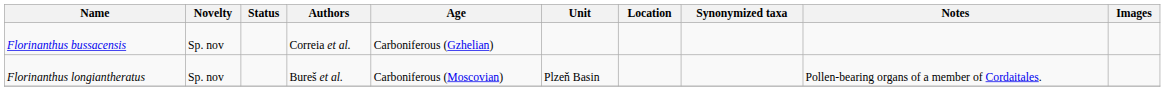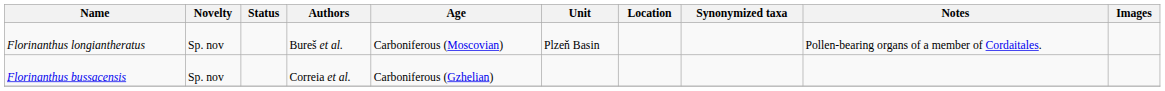rows swapped: (67, 45) <-> (76, 77)
